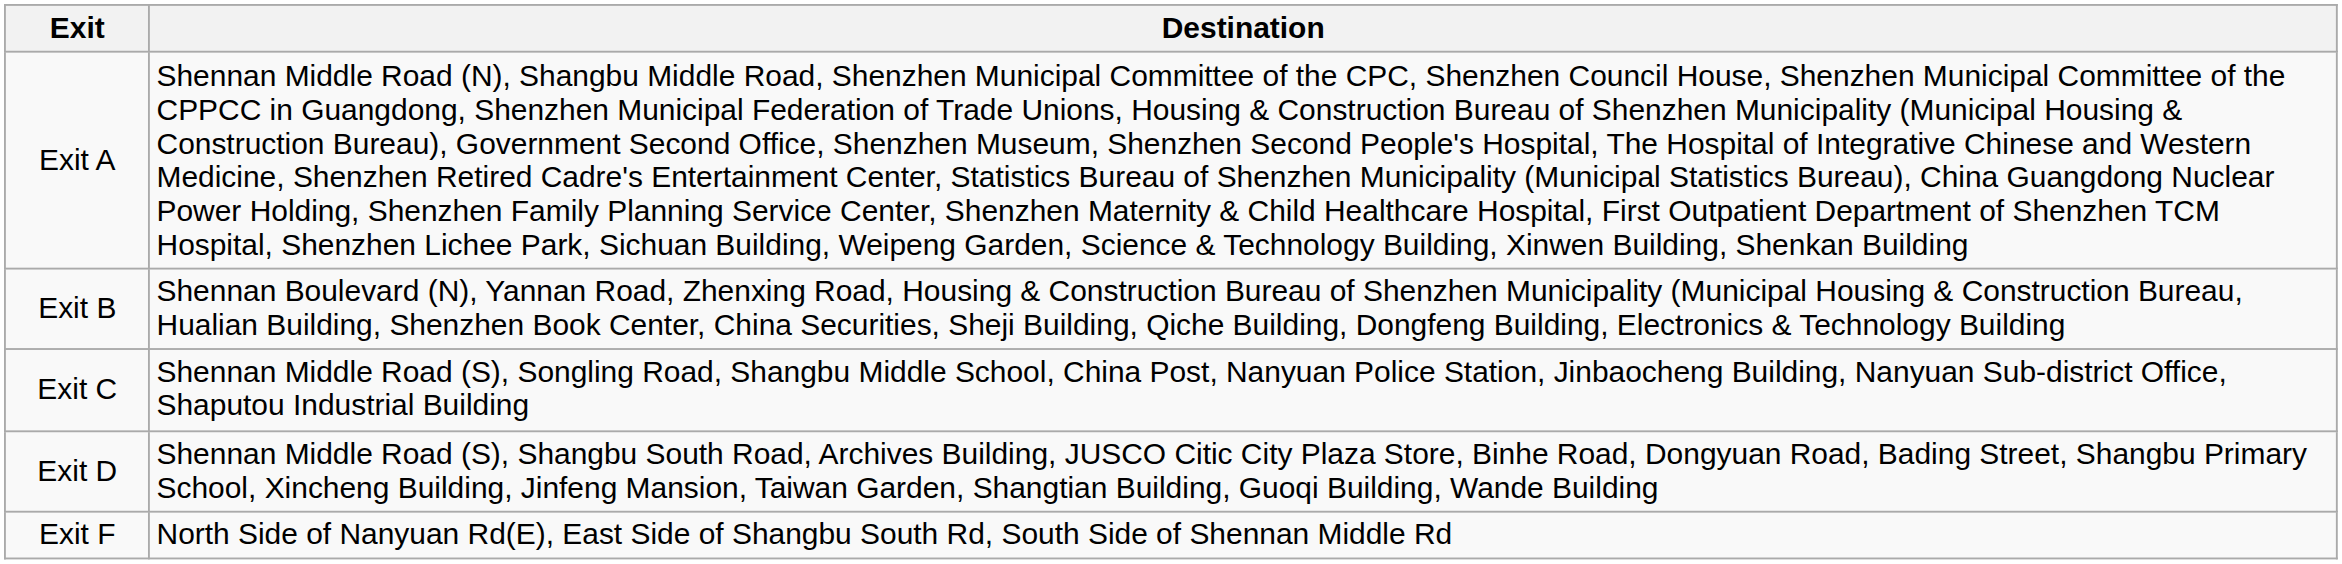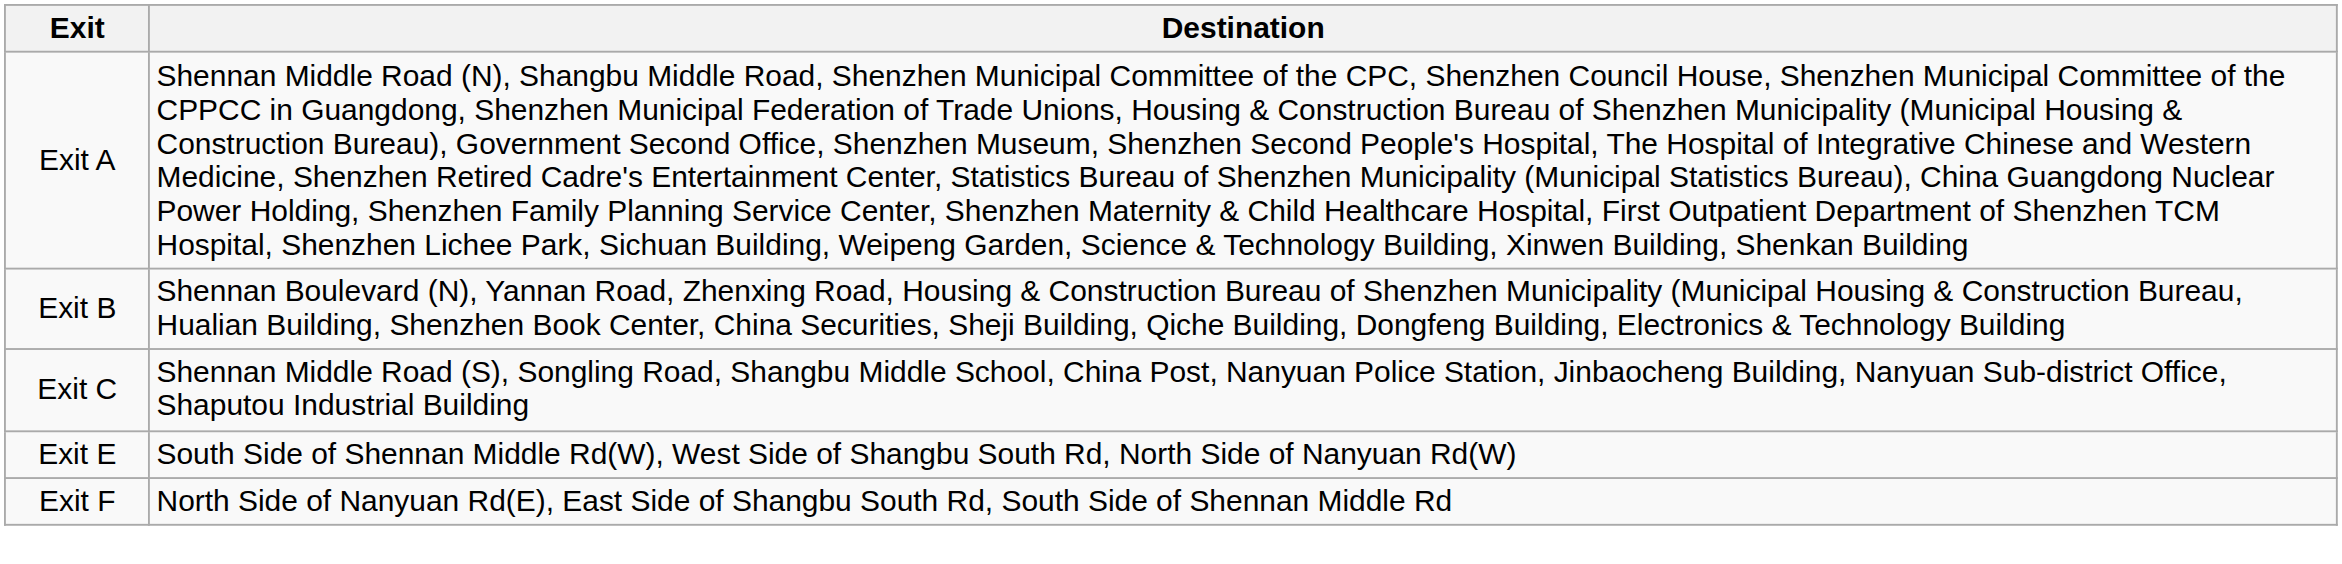- row: (77, 470)
+ row: (77, 453)
